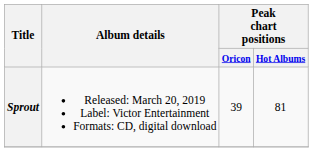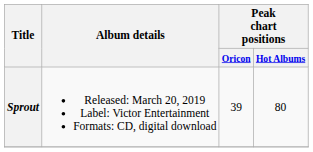(281, 107) 81 -> (281, 107) 80
